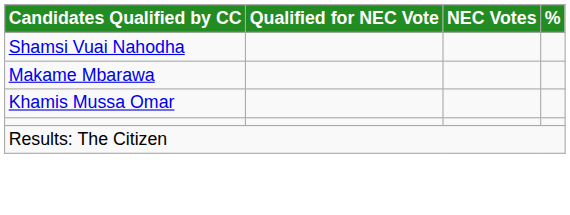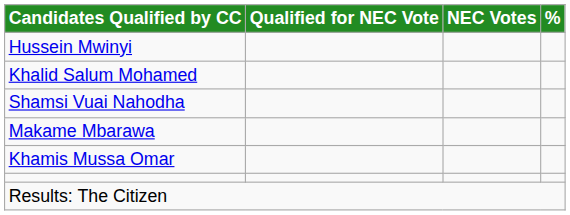+ row: (70, 46)
+ row: (103, 74)
